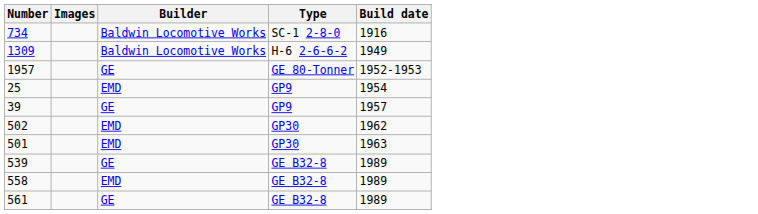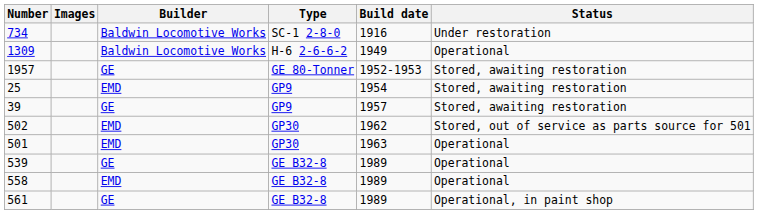+ column: (592, 14)
